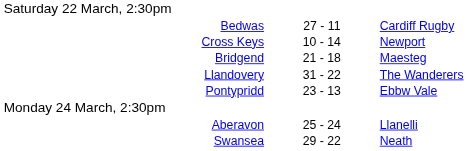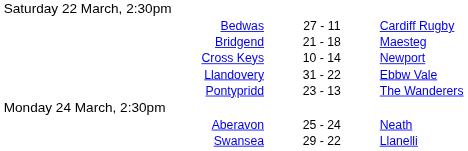rows swapped: (240, 58) <-> (233, 42)
(422, 74) The Wanderers -> (409, 74) Ebbw Vale
(409, 91) Ebbw Vale -> (422, 91) The Wanderers
(399, 125) Llanelli -> (396, 125) Neath
(396, 141) Neath -> (399, 141) Llanelli
